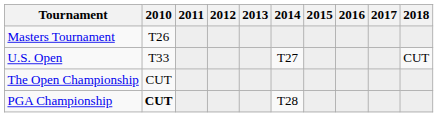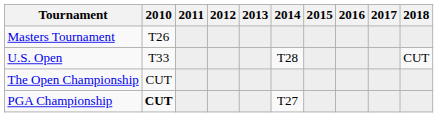(287, 58) T27 -> (287, 58) T28
(287, 101) T28 -> (287, 101) T27
